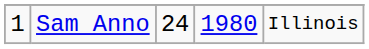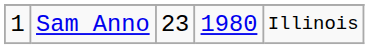(175, 24) 24 -> (175, 24) 23
